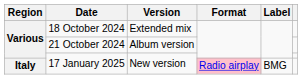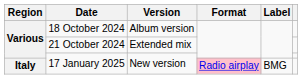(160, 28) Extended mix -> (162, 28) Album version
(162, 45) Album version -> (160, 45) Extended mix
